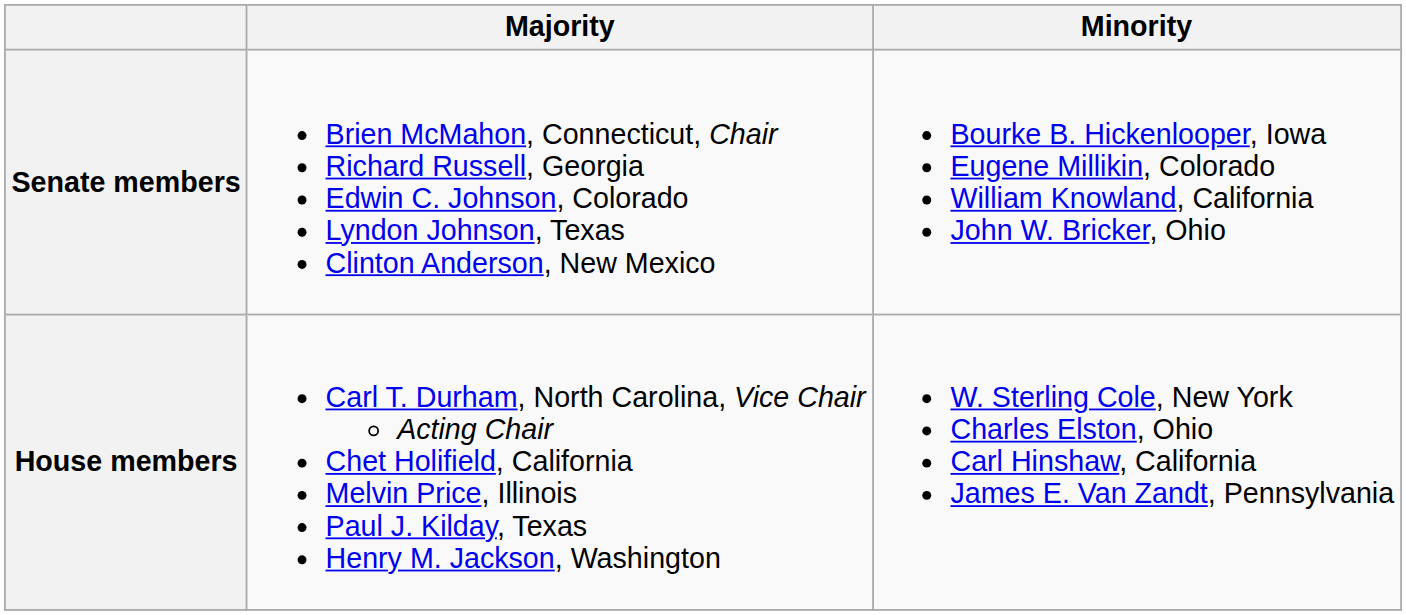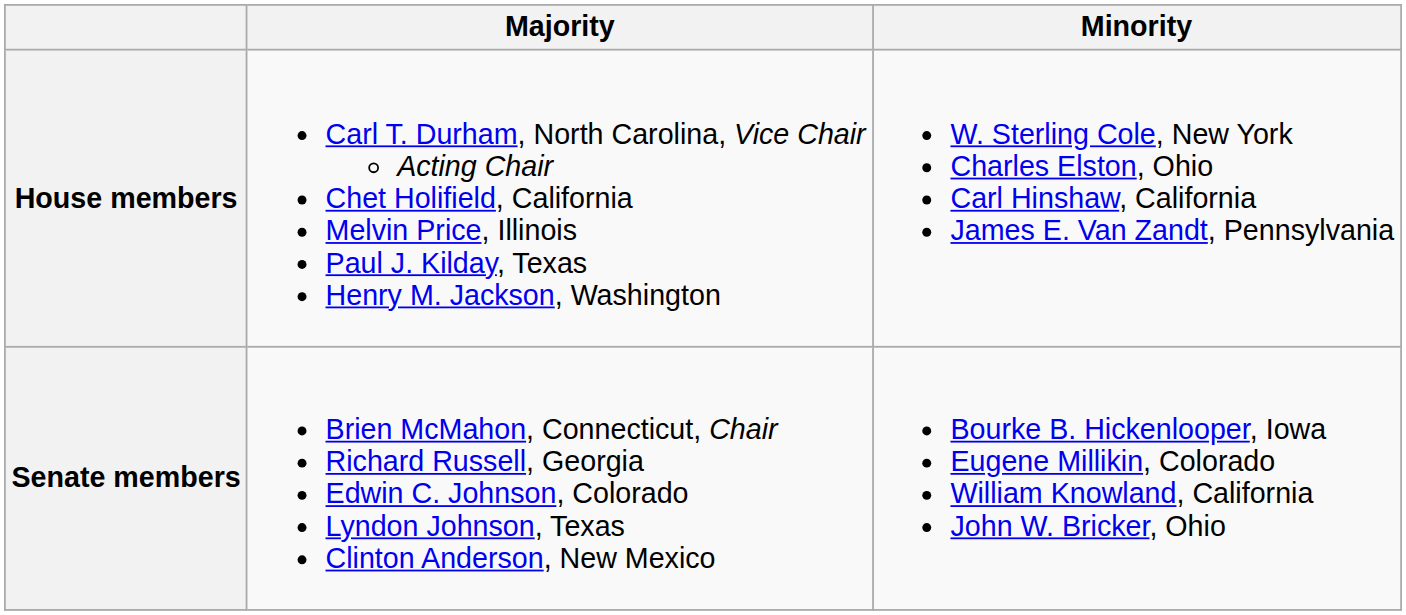rows swapped: (126, 181) <-> (126, 461)
